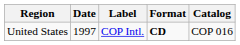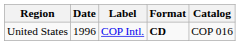(84, 31) 1997 -> (84, 31) 1996
